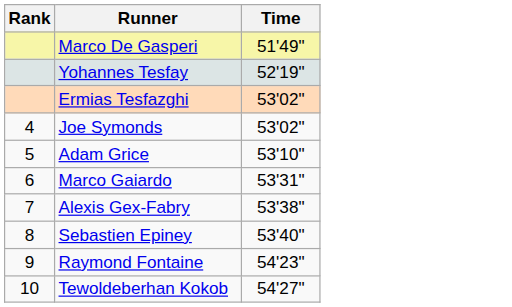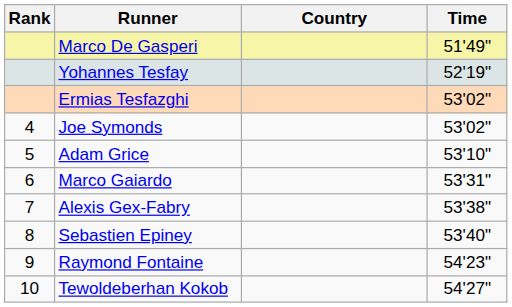+ column: (334, 19)
